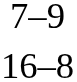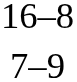rows swapped: (38, 66) <-> (38, 15)
